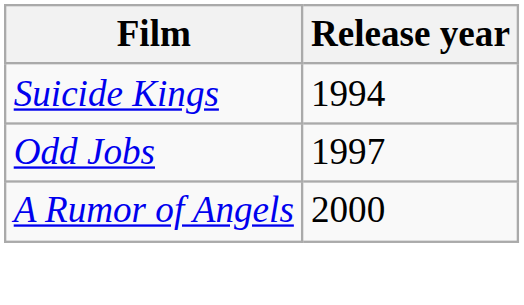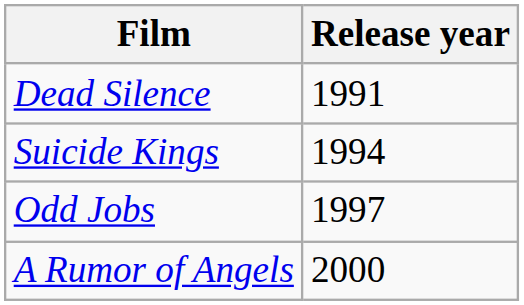+ row: (112, 92)
